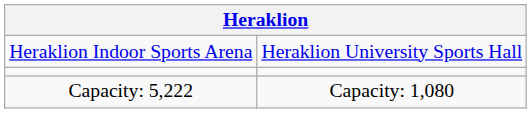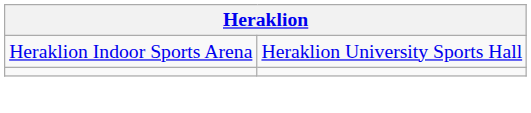- row: (131, 91)
